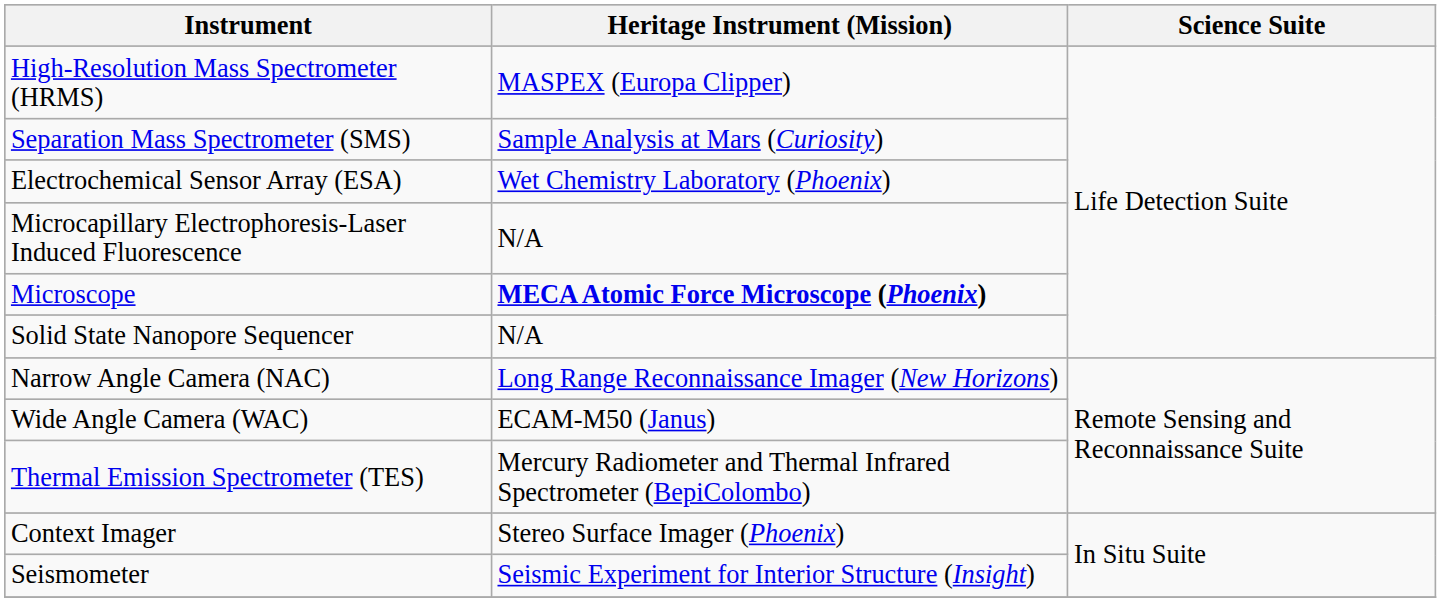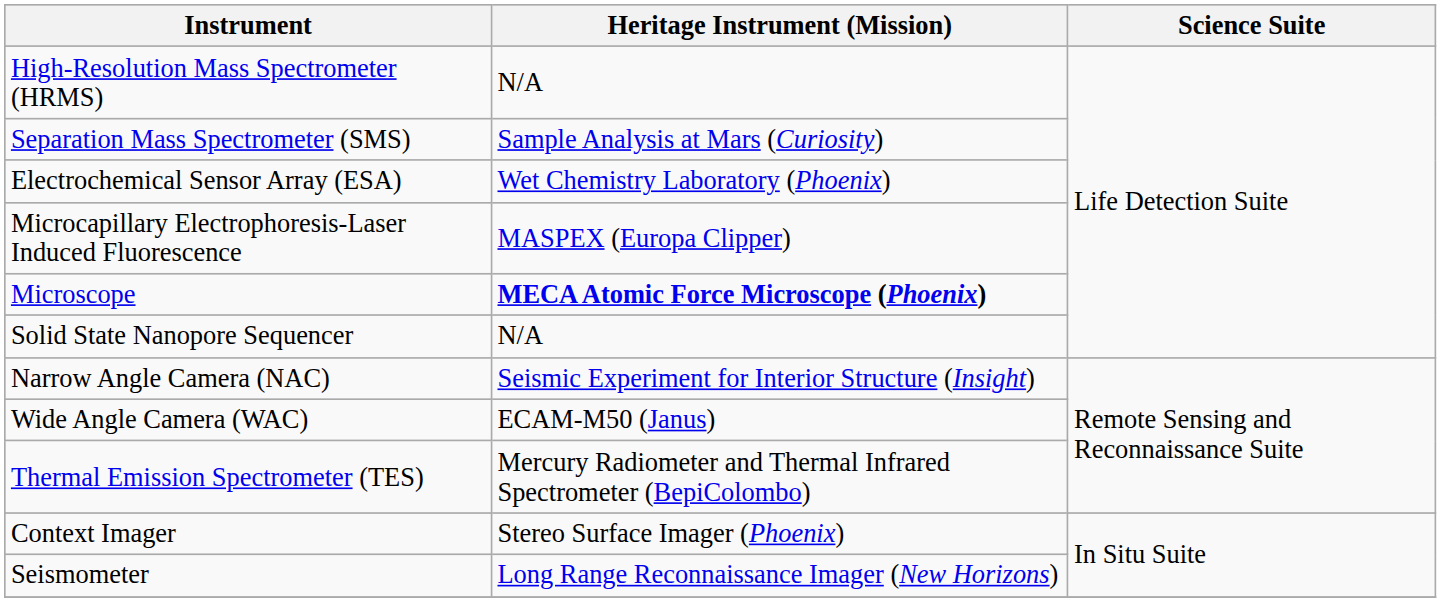(644, 82) MASPEX (Europa Clipper) -> (520, 82) N/A
(520, 237) N/A -> (644, 237) MASPEX (Europa Clipper)
(778, 377) Long Range Reconnaissance Imager (New Horizons) -> (766, 377) Seismic Experiment for Interior Structure (Insight)
(766, 575) Seismic Experiment for Interior Structure (Insight) -> (778, 575) Long Range Reconnaissance Imager (New Horizons)
